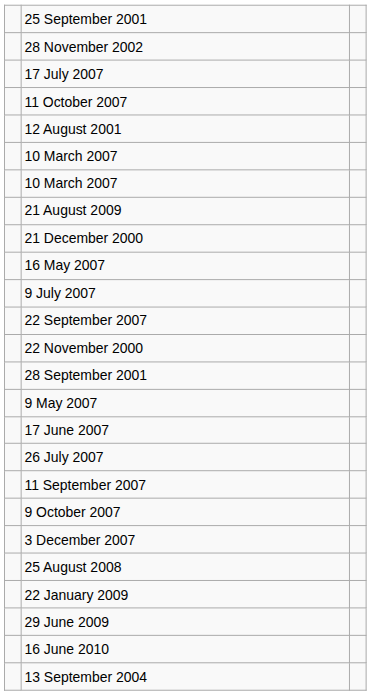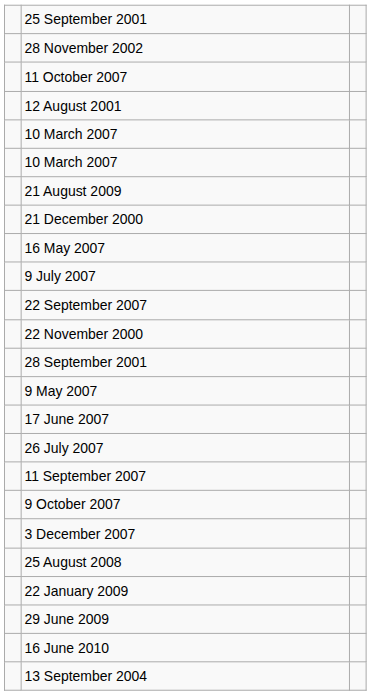- row: (13, 74)
